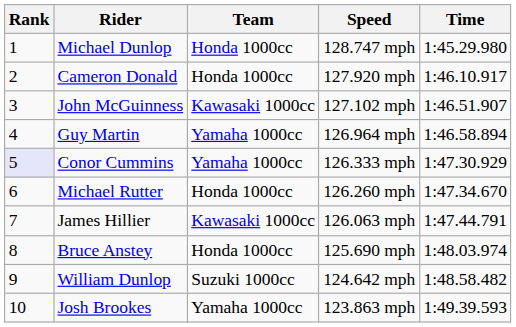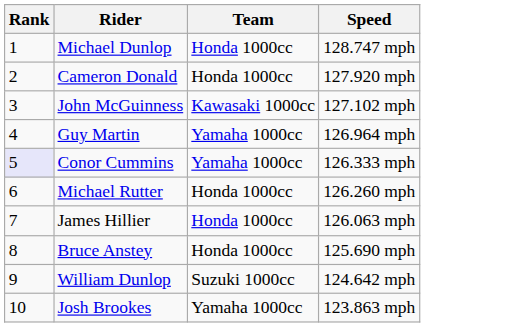- column: (465, 19)
(253, 220) Kawasaki 1000cc -> (242, 220) Honda 1000cc
